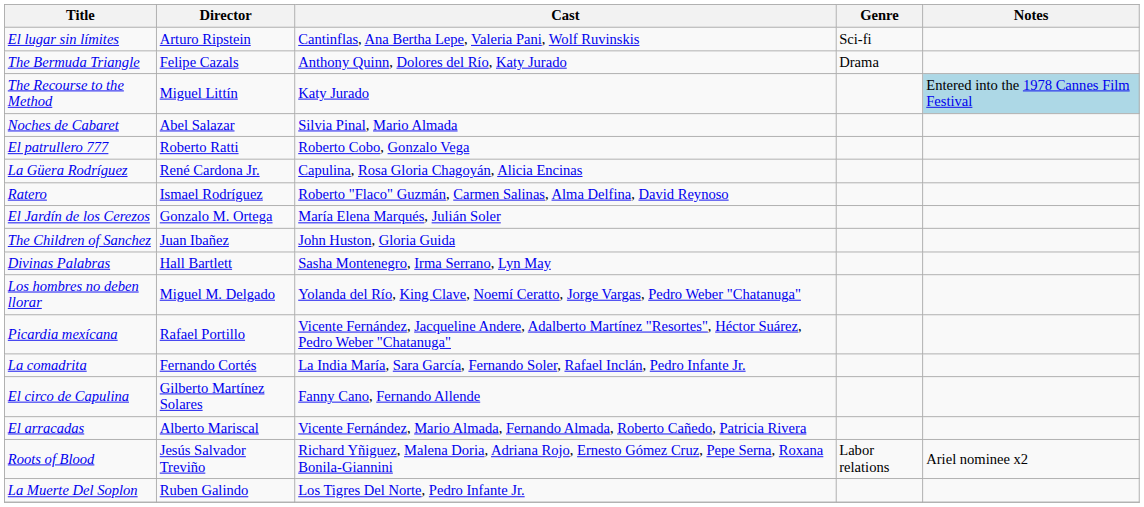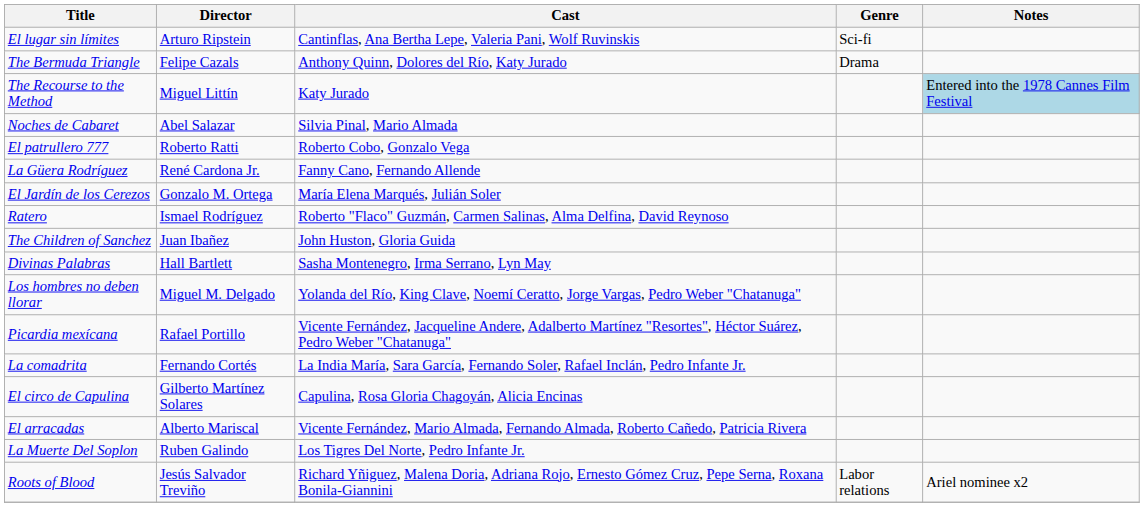(440, 170) Capulina, Rosa Gloria Chagoyán, Alicia Encinas -> (389, 170) Fanny Cano, Fernando Allende
rows swapped: (79, 217) <-> (27, 194)
(389, 396) Fanny Cano, Fernando Allende -> (440, 396) Capulina, Rosa Gloria Chagoyán, Alicia Encinas
rows swapped: (73, 490) <-> (51, 459)
